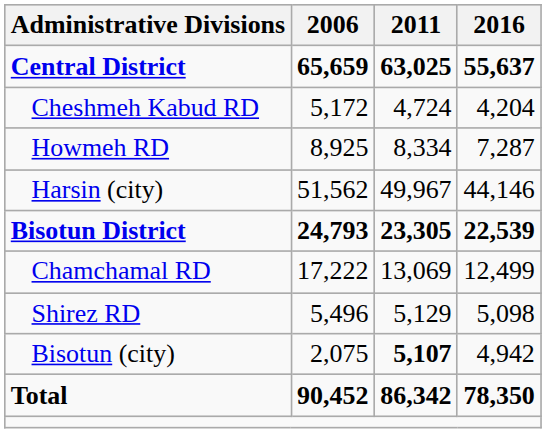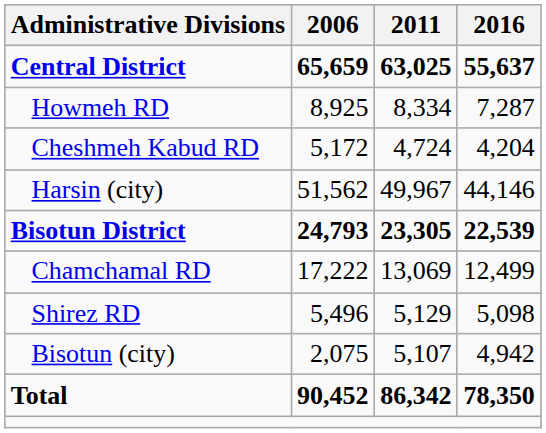rows swapped: (145, 107) <-> (100, 148)
(422, 353) bold -> (422, 353) normal
